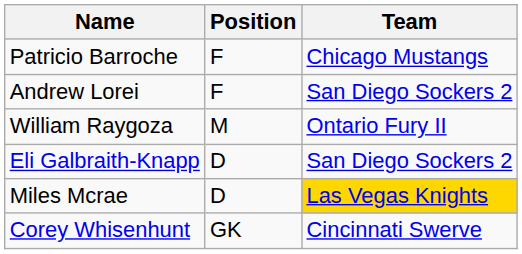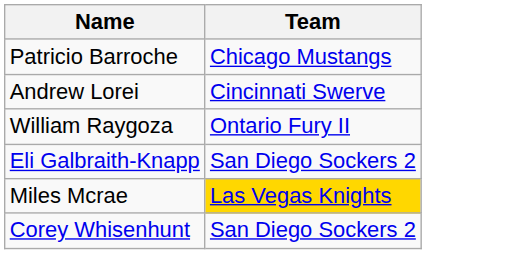- column: (253, 21)
(409, 91) San Diego Sockers 2 -> (298, 91) Cincinnati Swerve
(394, 230) Cincinnati Swerve -> (313, 230) San Diego Sockers 2
